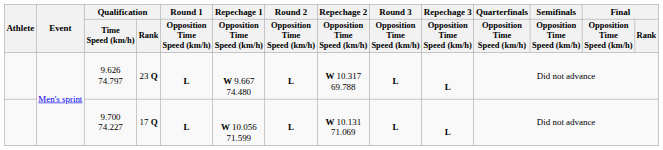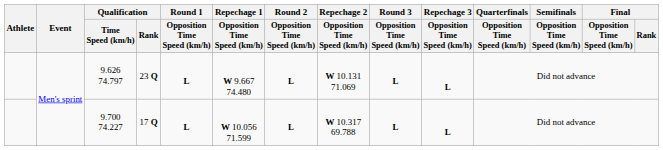(343, 81) W 10.317 69.788 -> (343, 81) W 10.131 71.069
(343, 128) W 10.131 71.069 -> (343, 128) W 10.317 69.788
